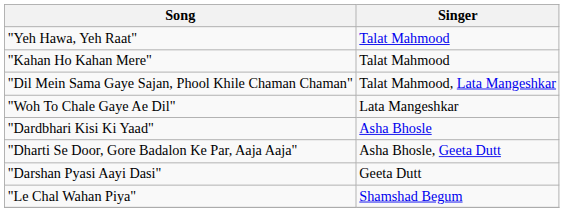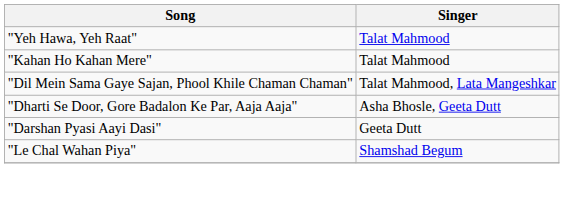- row: (92, 106)
- row: (81, 128)
